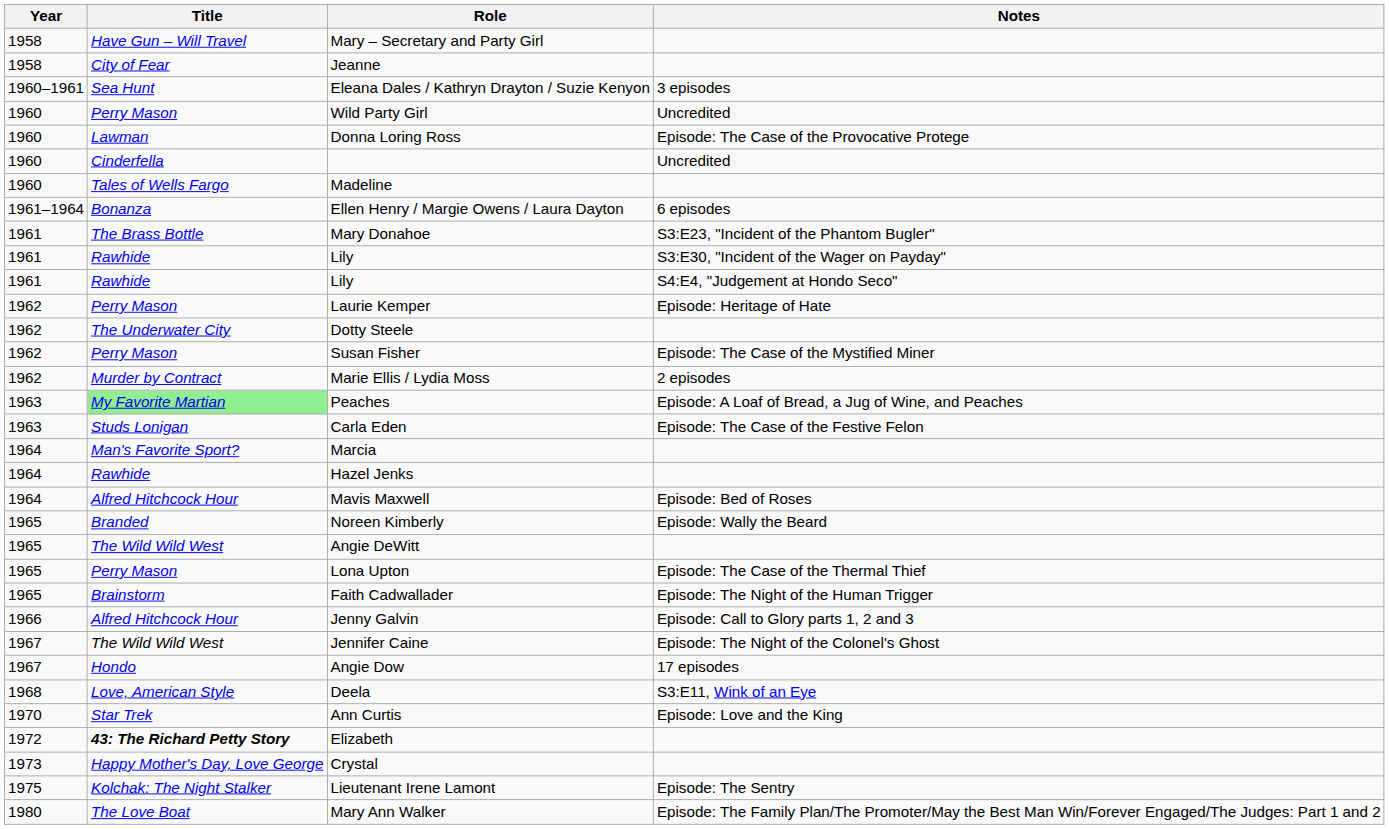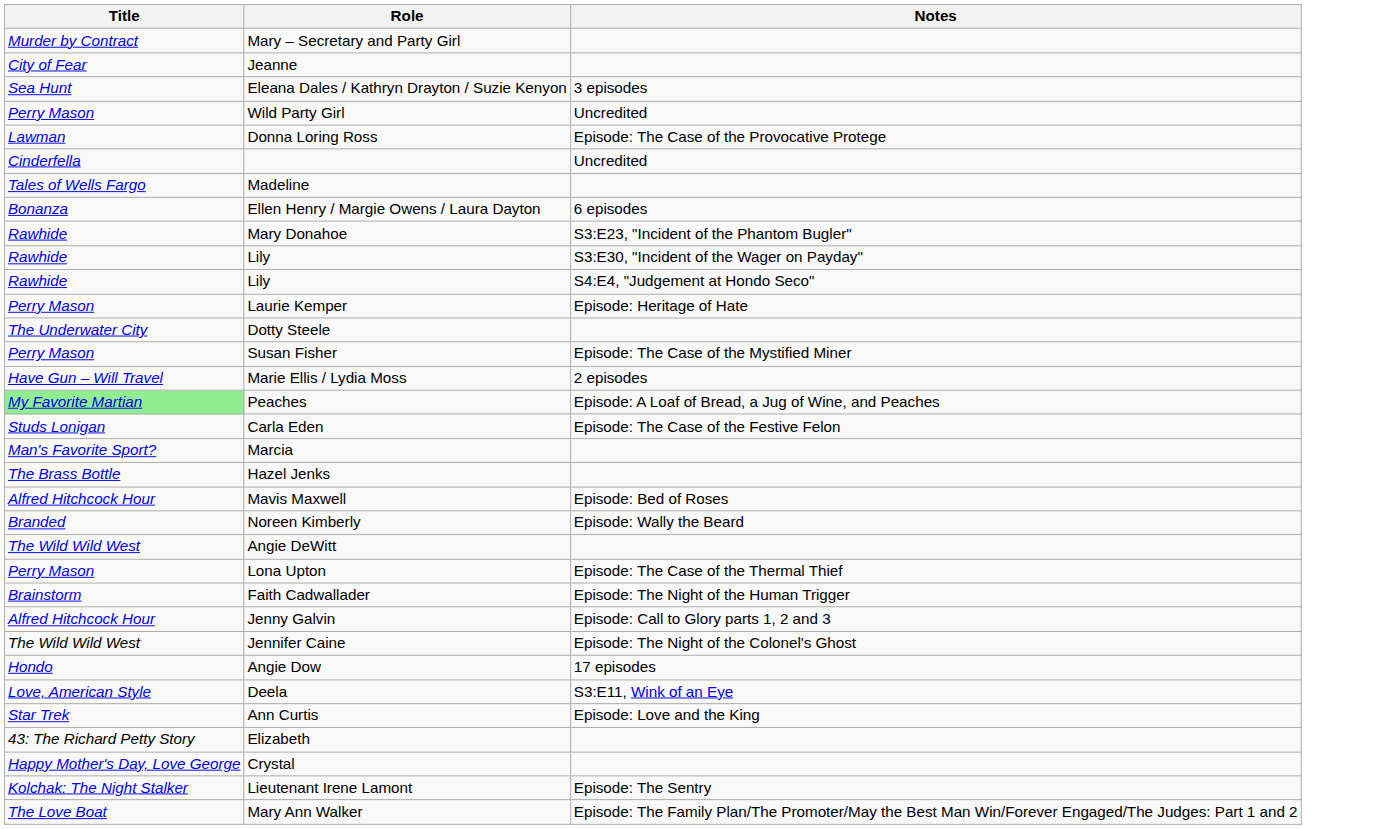- column: (46, 16)
(169, 40) Have Gun – Will Travel -> (73, 40) Murder by Contract
(147, 233) The Brass Bottle -> (38, 233) Rawhide
(156, 378) Murder by Contract -> (85, 378) Have Gun – Will Travel
(121, 474) Rawhide -> (64, 474) The Brass Bottle
(190, 739) bold -> (101, 739) normal
